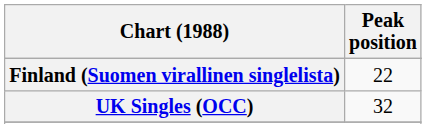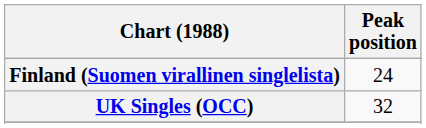(383, 74) 22 -> (383, 74) 24
